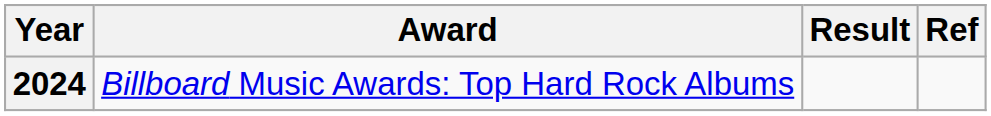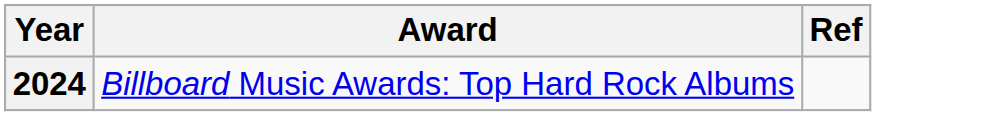- column: (860, 30)
